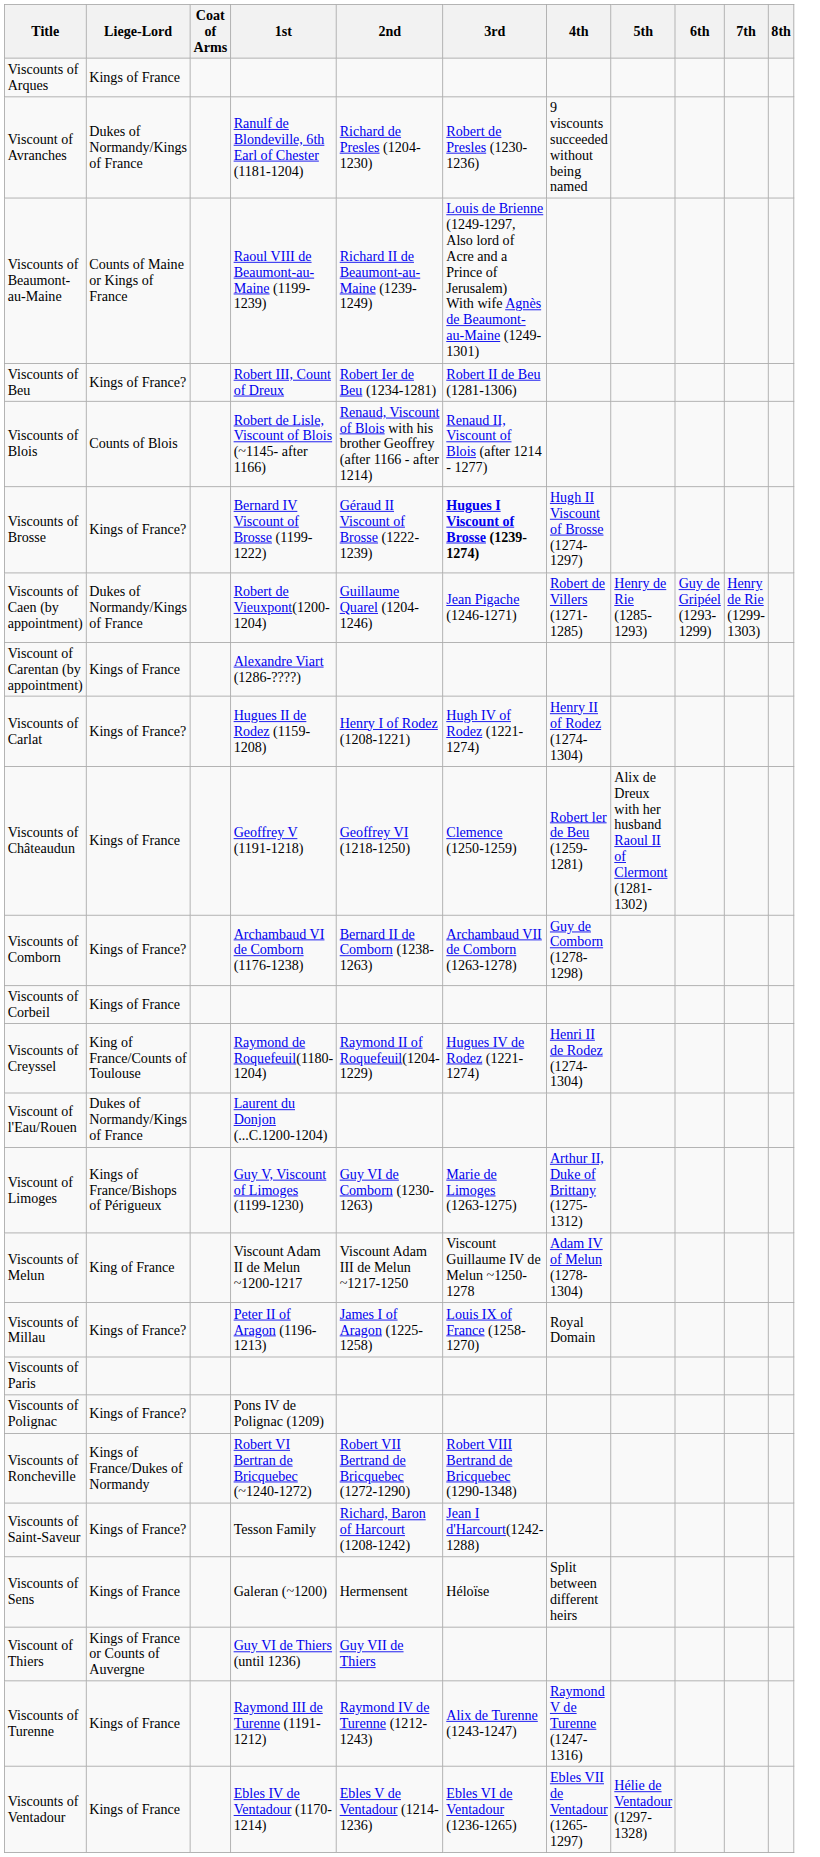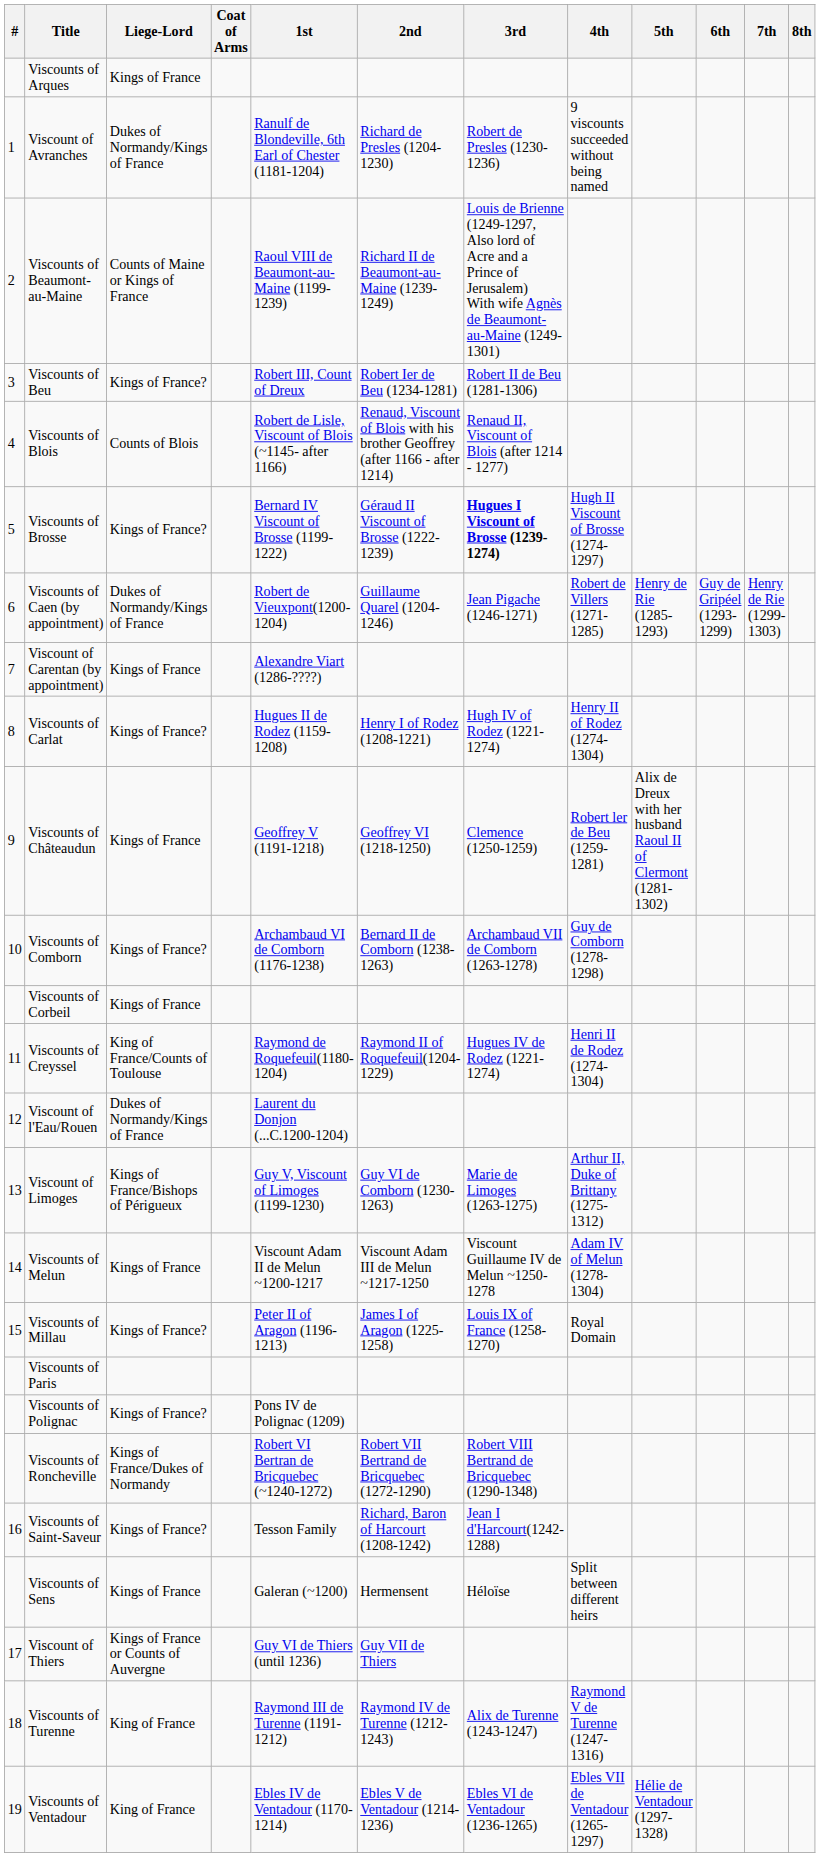+ column: (15, 31)
(132, 1267) King of France -> (155, 1267) Kings of France
(135, 1723) Kings of France -> (152, 1723) King of France
(135, 1809) Kings of France -> (152, 1809) King of France
